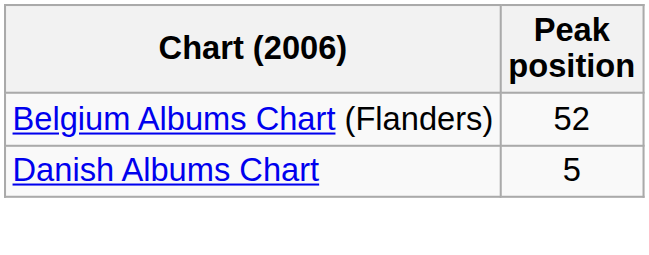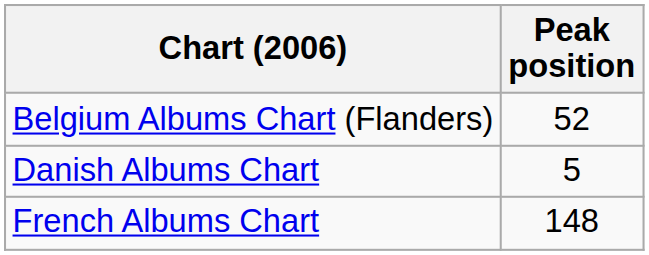+ row: (166, 222)
